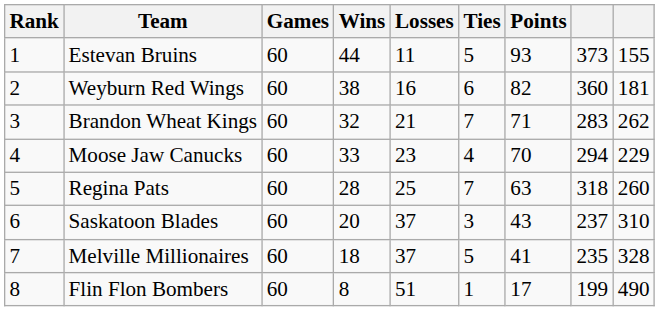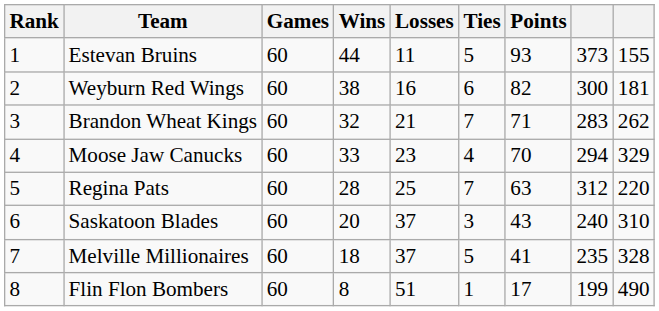(592, 88) 360 -> (592, 88) 300
(634, 155) 229 -> (634, 155) 329
(592, 188) 318 -> (592, 188) 312
(634, 188) 260 -> (634, 188) 220
(592, 222) 237 -> (592, 222) 240
